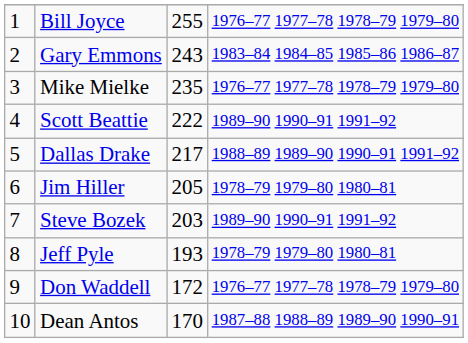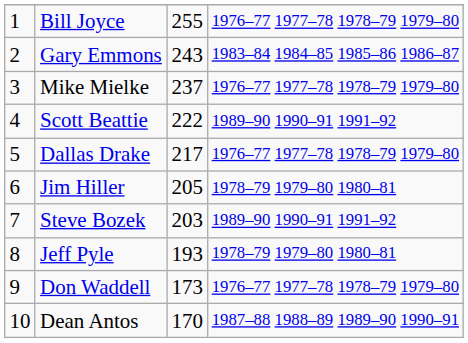(187, 87) 235 -> (187, 87) 237
(335, 154) 1988–89 1989–90 1990–91 1991–92 -> (335, 154) 1976–77 1977–78 1978–79 1979–80
(187, 287) 172 -> (187, 287) 173
